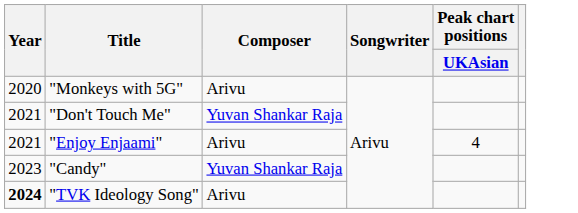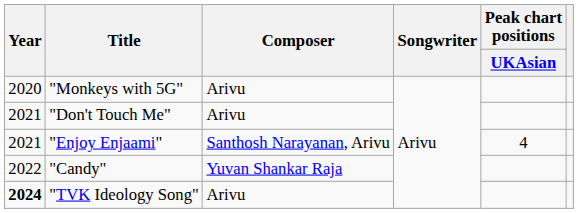(274, 115) Yuvan Shankar Raja -> (226, 115) Arivu
(226, 141) Arivu -> (298, 141) Santhosh Narayanan, Arivu
(25, 168) 2023 -> (25, 168) 2022
